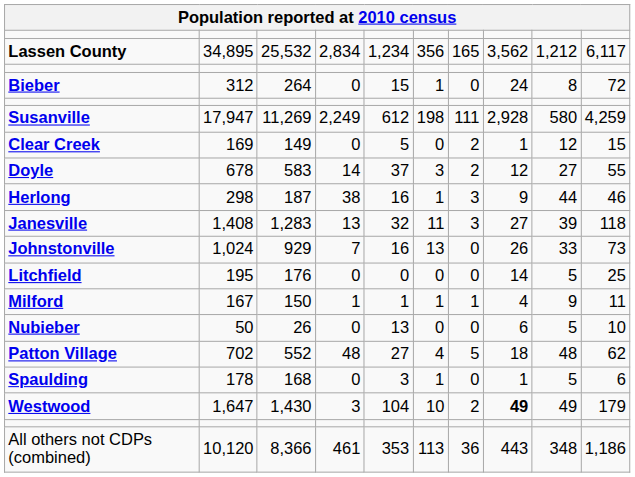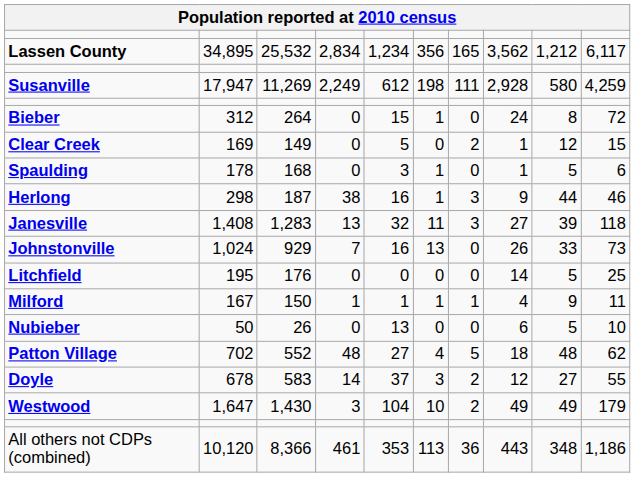rows swapped: (49, 118) <-> (34, 85)
rows swapped: (31, 171) <-> (48, 380)
(519, 406) bold -> (519, 406) normal
